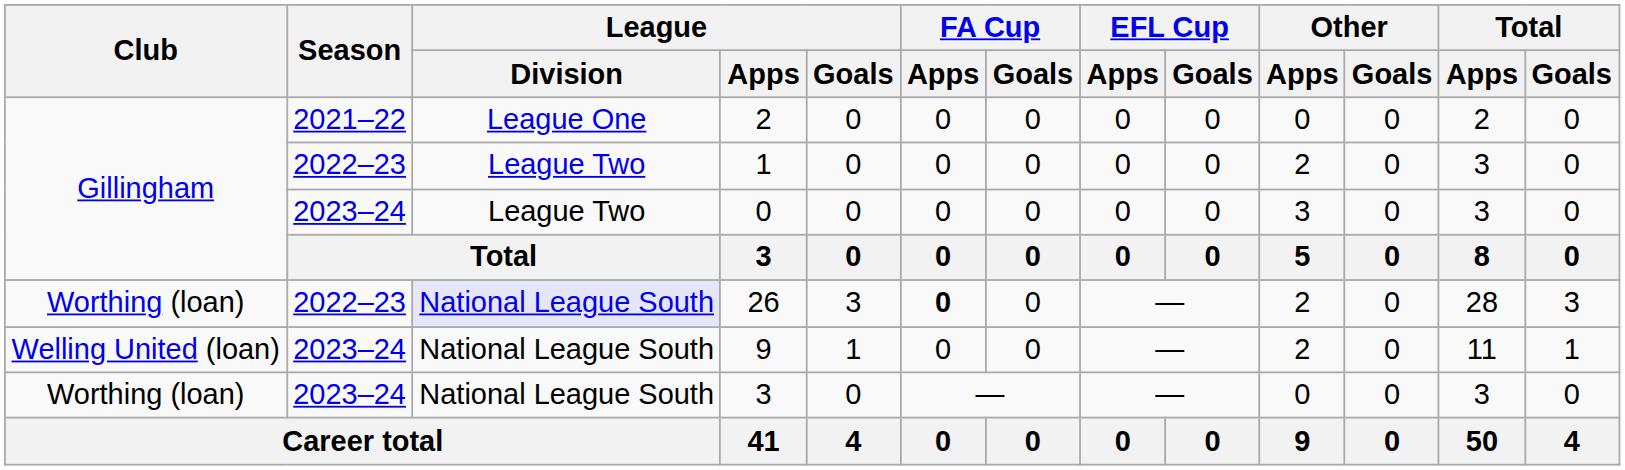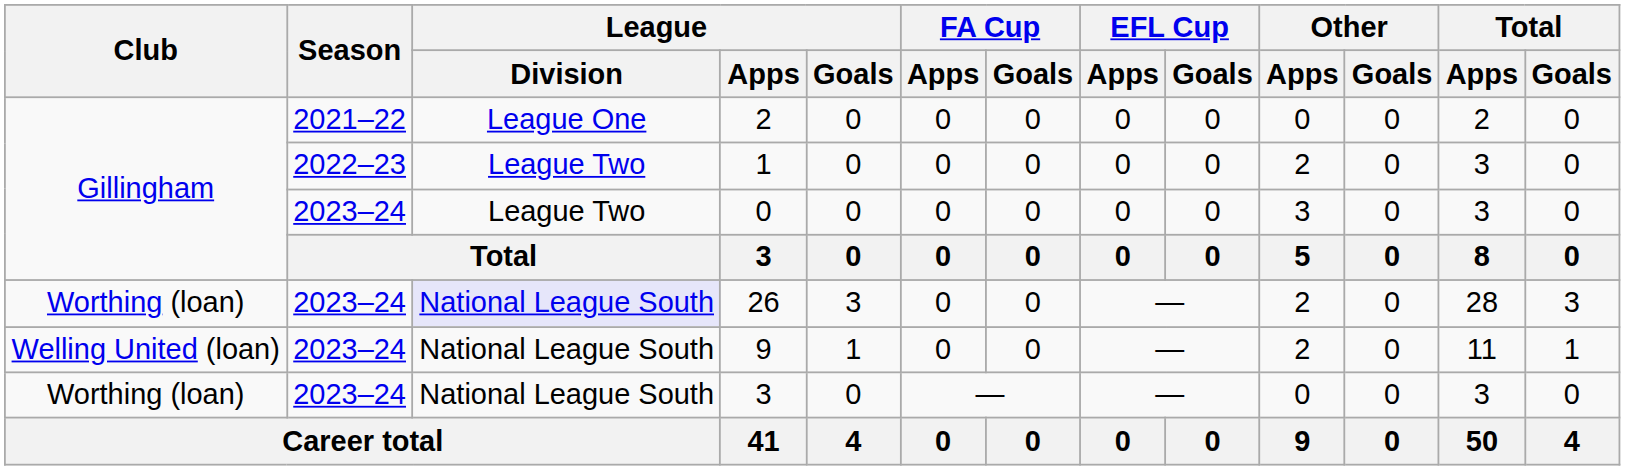(350, 303) 2022–23 -> (350, 303) 2023–24
(943, 303) bold -> (943, 303) normal
